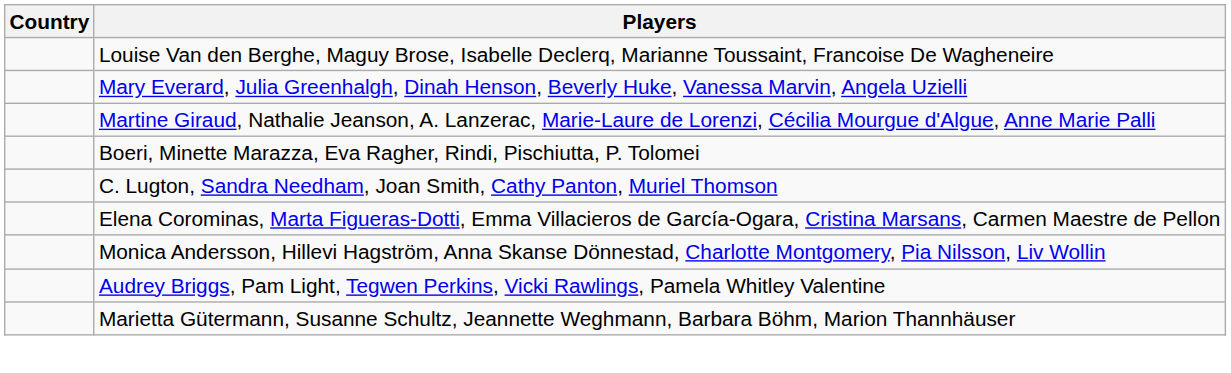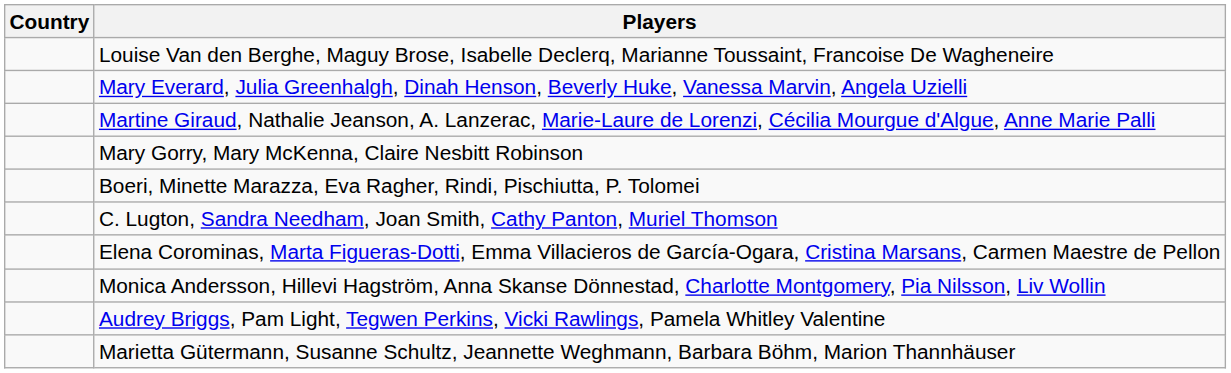+ row: (341, 153)
